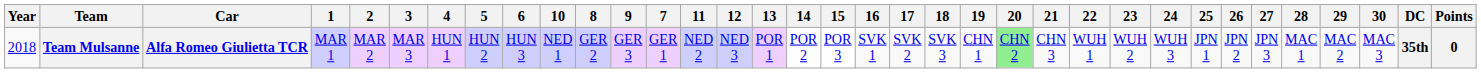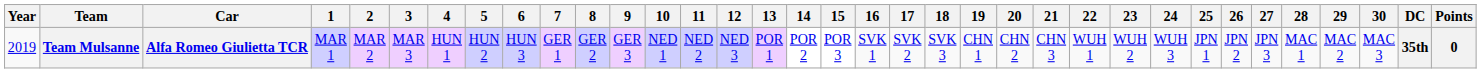columns swapped: (663, 15) <-> (558, 15)
(22, 47) 2018 -> (22, 47) 2019
(1015, 47) lightgreen background -> (1015, 47) no background
